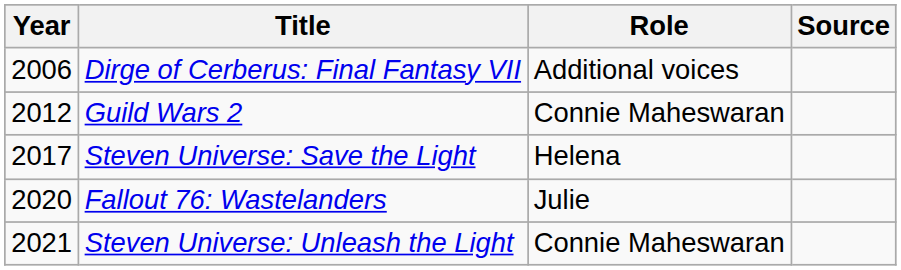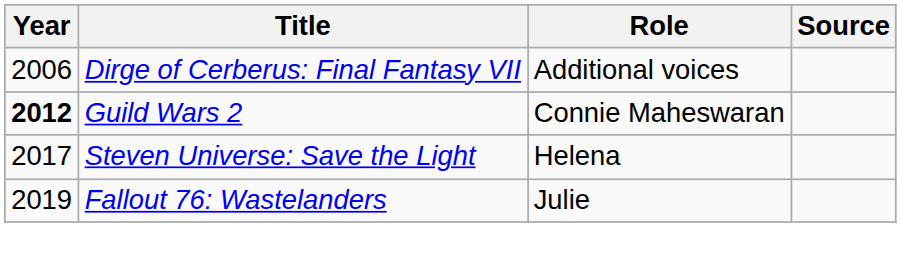(42, 112) normal -> (42, 112) bold
(42, 199) 2020 -> (42, 199) 2019
- row: (299, 243)
